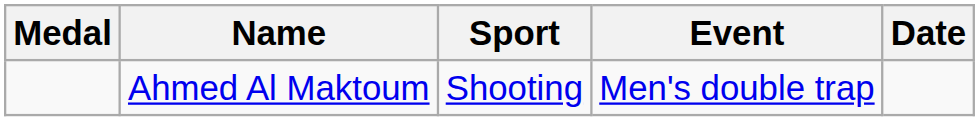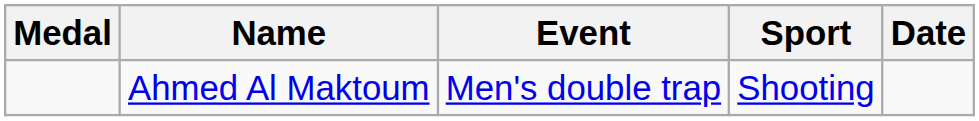columns swapped: (514, 33) <-> (737, 33)
